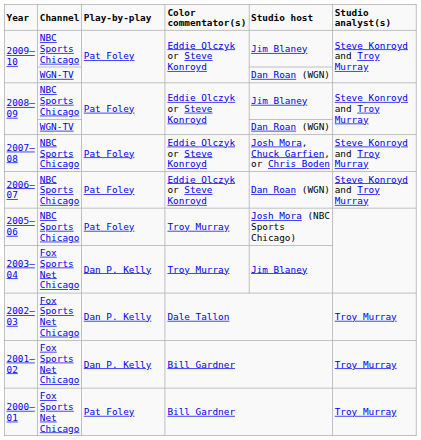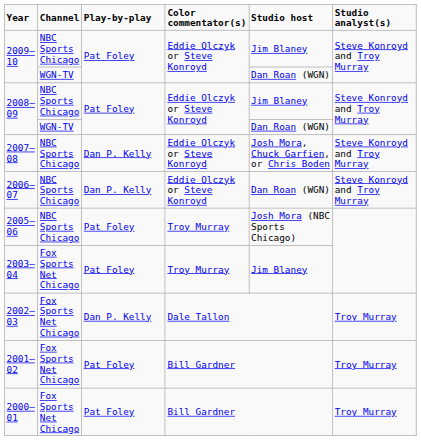(109, 153) Pat Foley -> (118, 153) Dan P. Kelly
(109, 190) Pat Foley -> (118, 190) Dan P. Kelly
(118, 269) Dan P. Kelly -> (109, 269) Pat Foley
(118, 364) Dan P. Kelly -> (109, 364) Pat Foley
